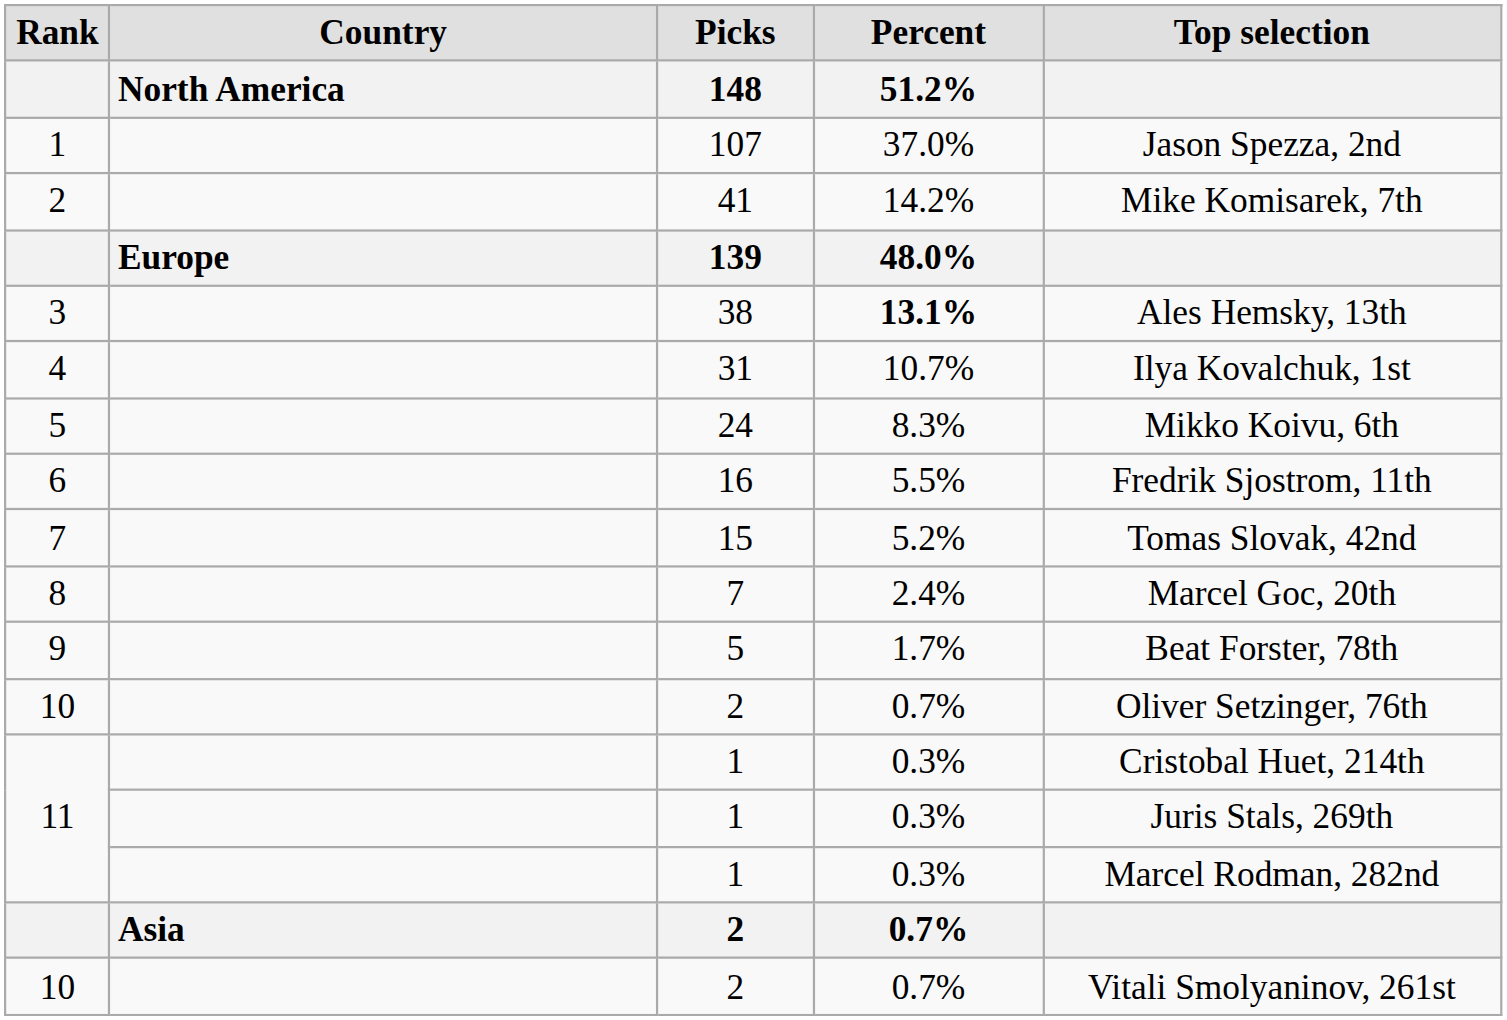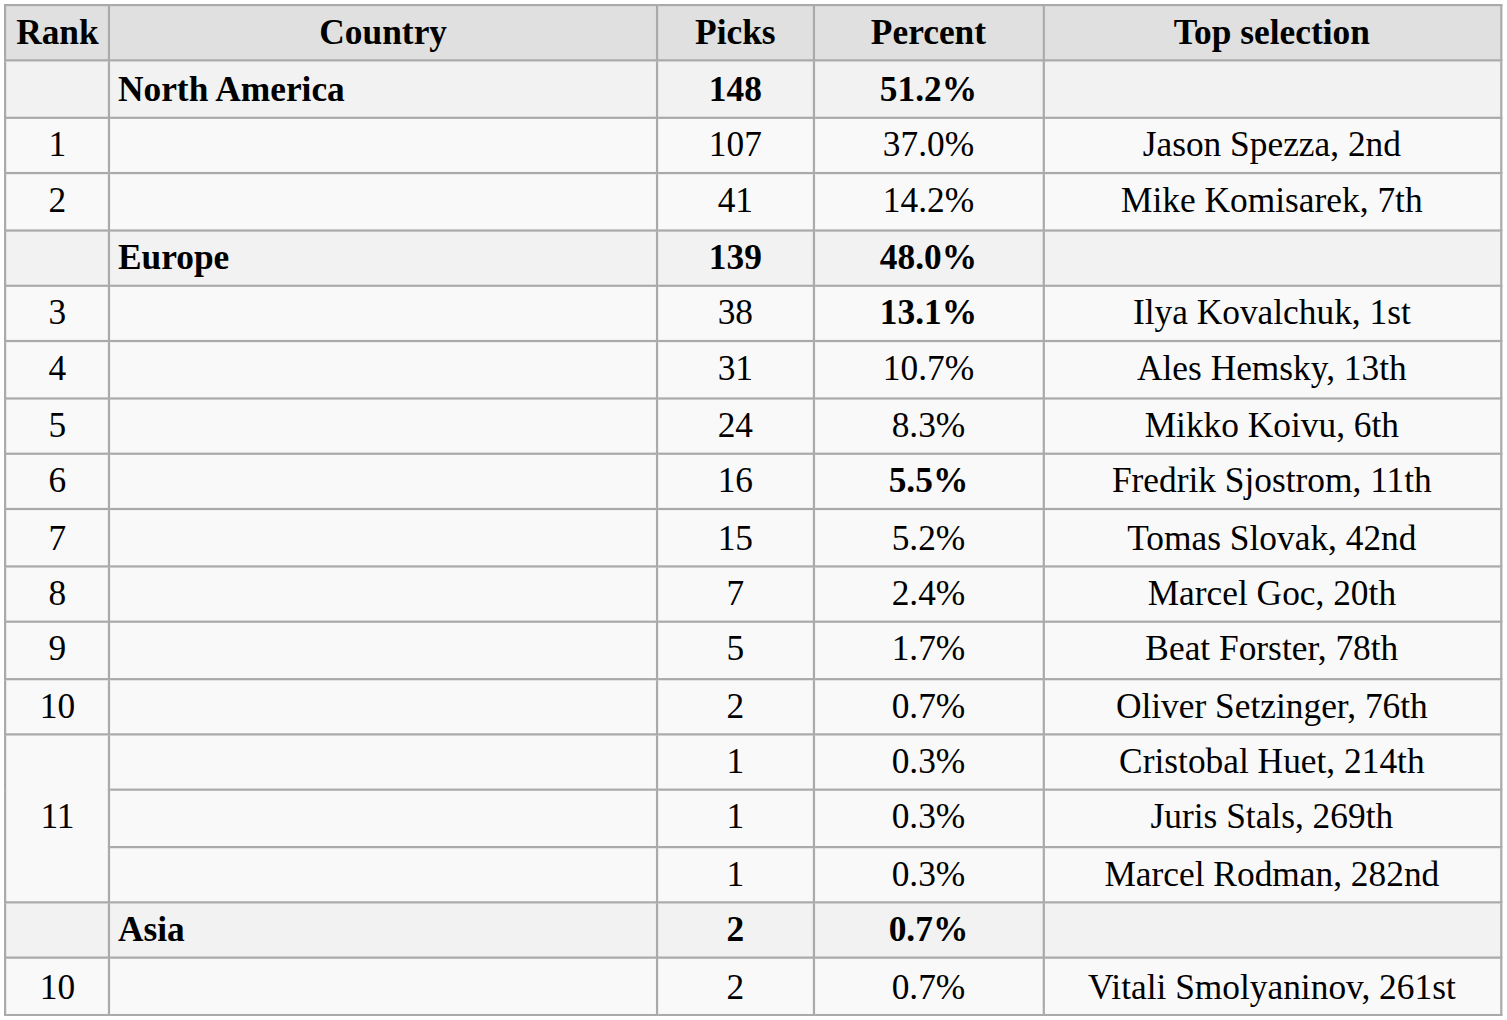(1272, 312) Ales Hemsky, 13th -> (1272, 312) Ilya Kovalchuk, 1st
(1272, 369) Ilya Kovalchuk, 1st -> (1272, 369) Ales Hemsky, 13th
(928, 481) normal -> (928, 481) bold
